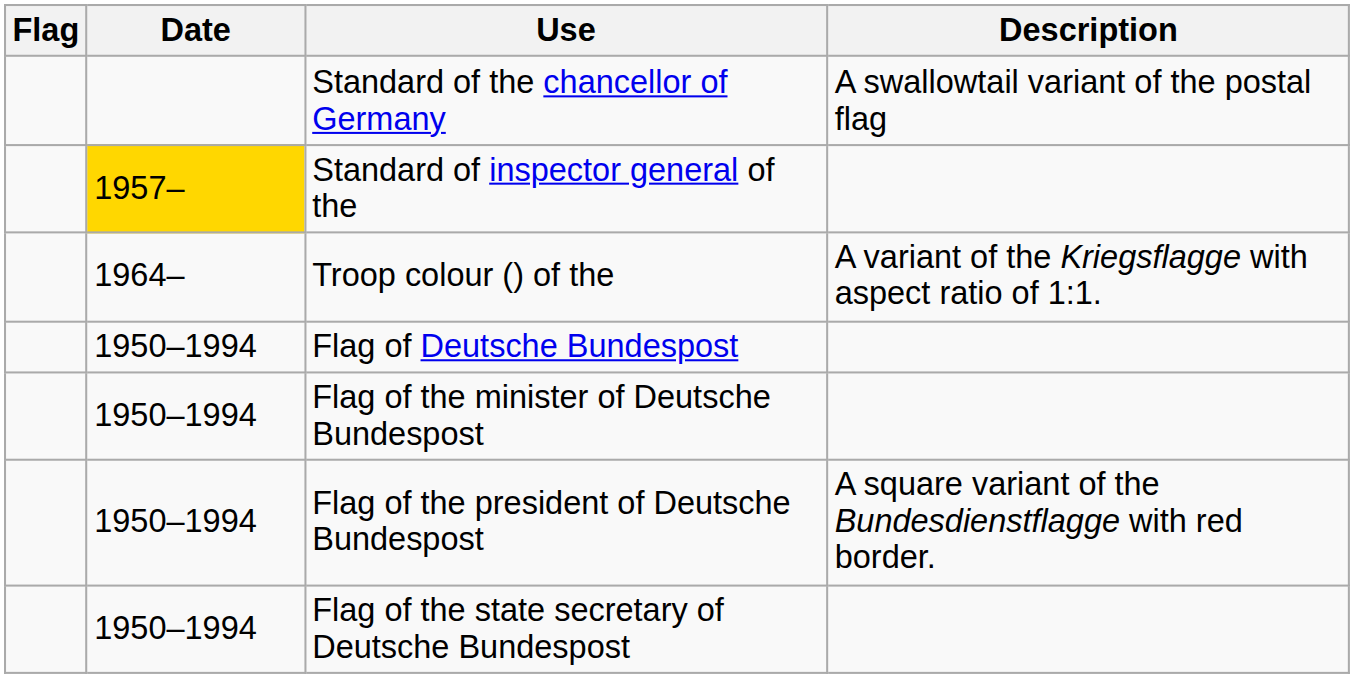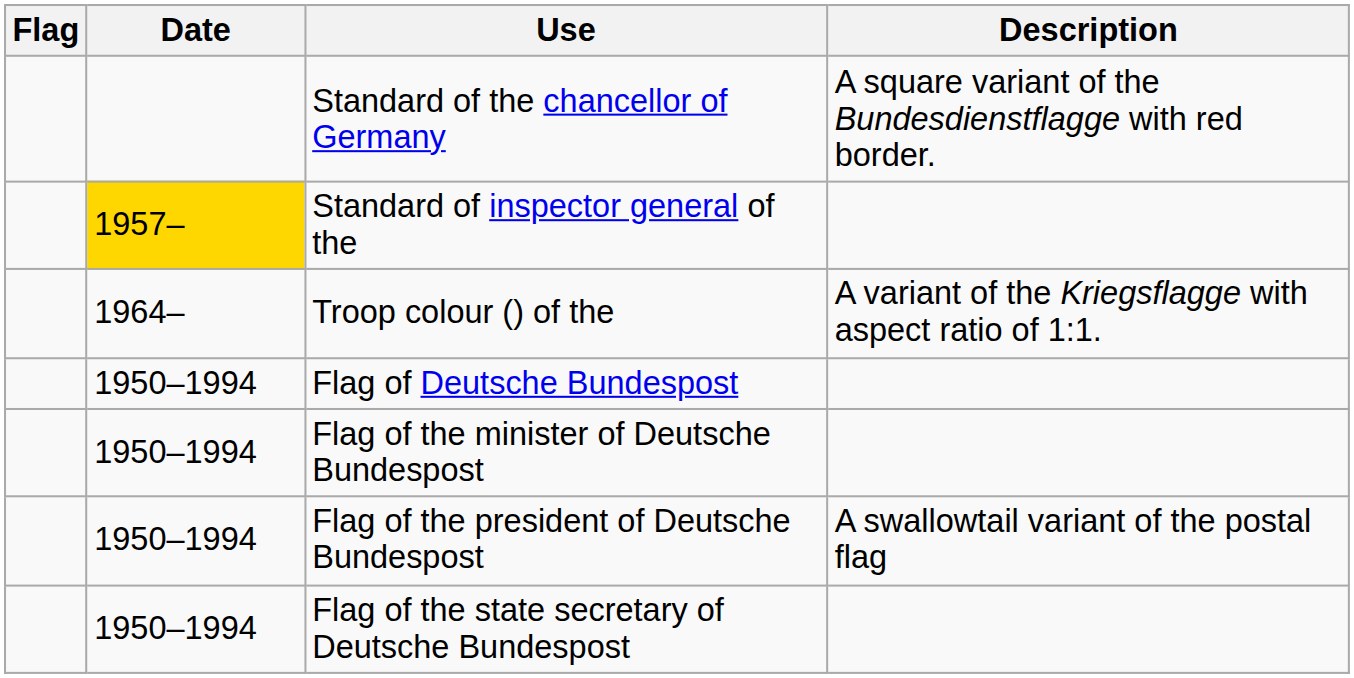(1073, 100) A swallowtail variant of the postal flag -> (1039, 118) A square variant of the Bundesdienstflagge with red border.
(1039, 522) A square variant of the Bundesdienstflagge with red border. -> (1073, 540) A swallowtail variant of the postal flag
